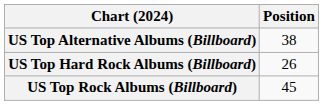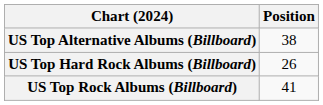(289, 87) 45 -> (289, 87) 41
